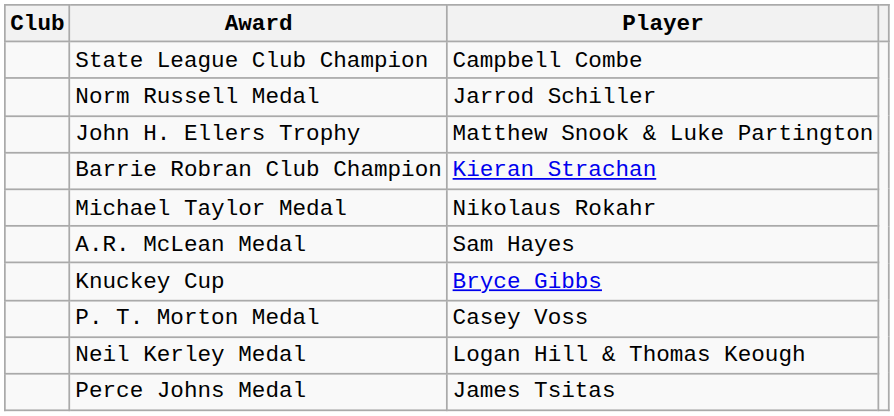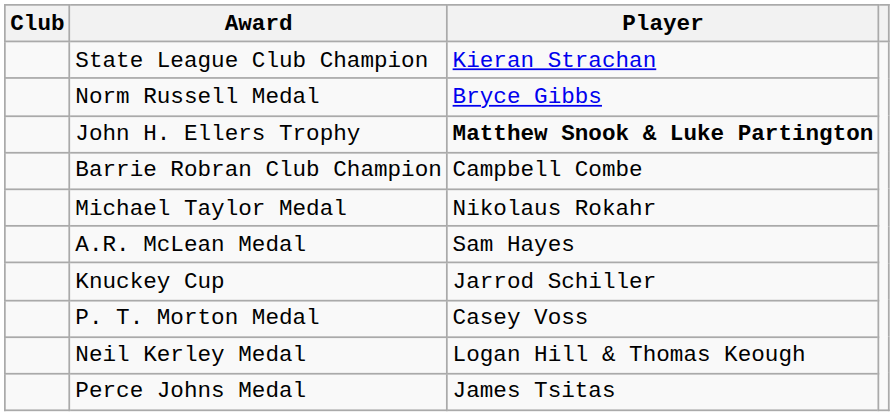(548, 60) Campbell Combe -> (554, 60) Kieran Strachan
(554, 97) Jarrod Schiller -> (527, 97) Bryce Gibbs
(663, 134) normal -> (663, 134) bold
(554, 171) Kieran Strachan -> (548, 171) Campbell Combe
(527, 281) Bryce Gibbs -> (554, 281) Jarrod Schiller
